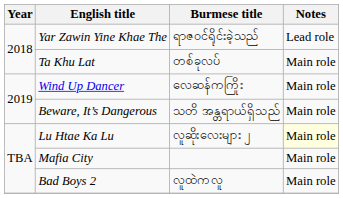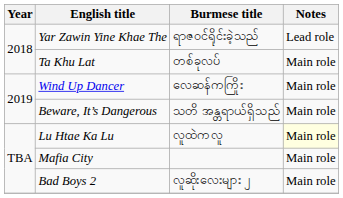(211, 135) လူဆိုးလေးများ ၂ -> (198, 135) လူထဲကလူ
(198, 180) လူထဲကလူ -> (211, 180) လူဆိုးလေးများ ၂
